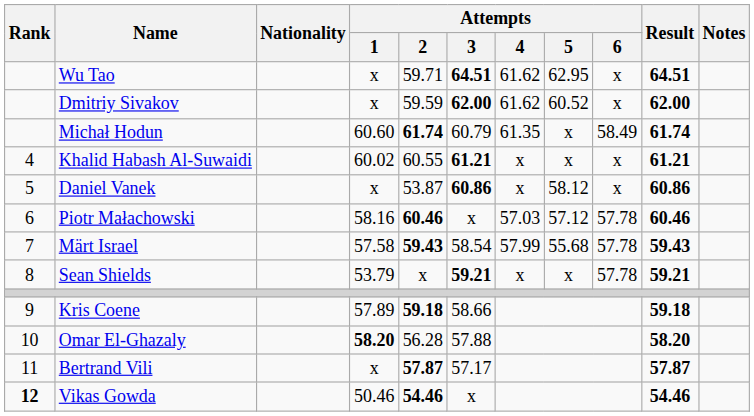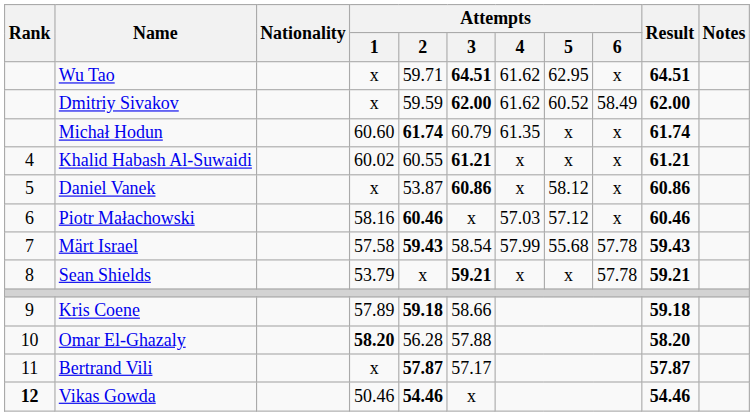(617, 103) x -> (617, 103) 58.49
(617, 132) 58.49 -> (617, 132) x
(617, 217) 57.78 -> (617, 217) x
